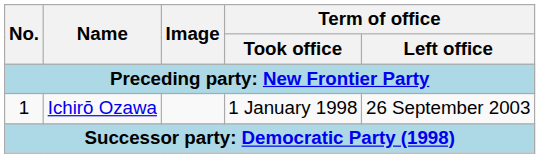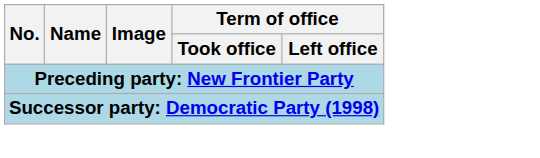- row: (24, 108)
